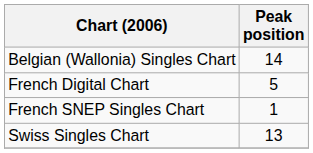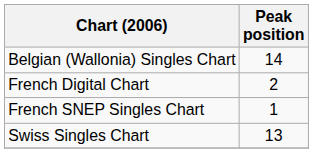(274, 85) 5 -> (274, 85) 2
